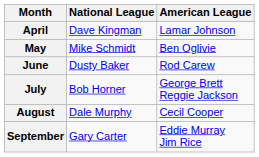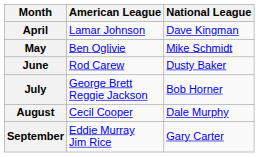columns swapped: (205, 13) <-> (112, 13)
